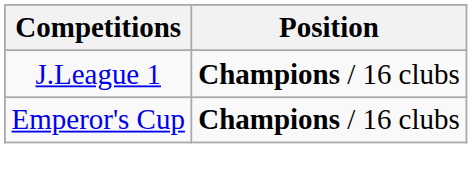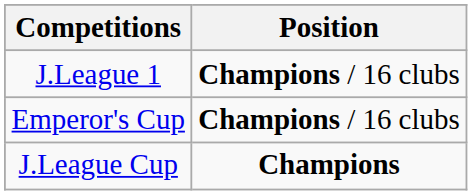+ row: (98, 165)
